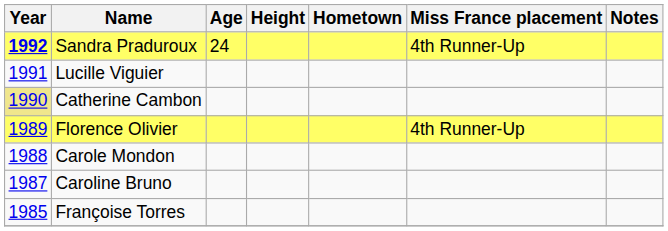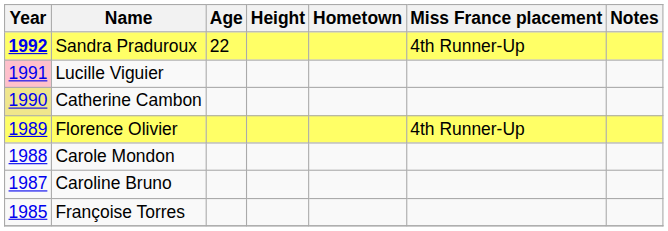(220, 45) 24 -> (220, 45) 22
(28, 73) no background -> (28, 73) pink background
